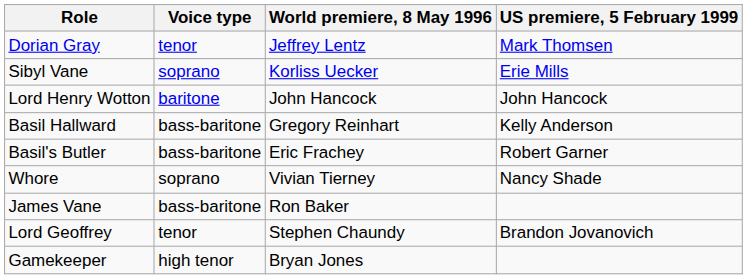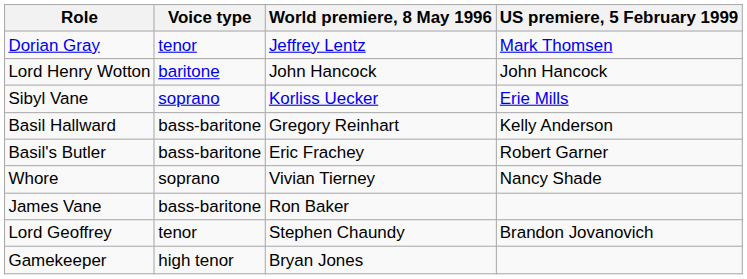rows swapped: (79, 98) <-> (48, 71)
